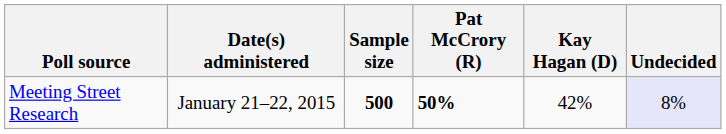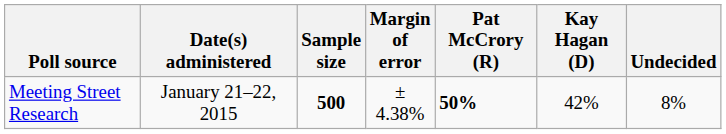+ column: (400, 40)
(673, 102) lavender background -> (673, 102) no background
